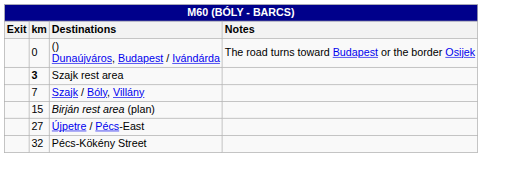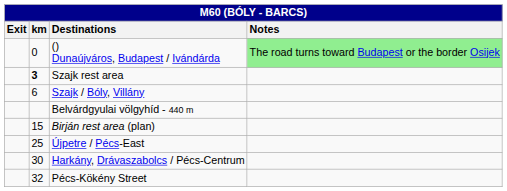(350, 53) no background -> (375, 53) lightgreen background
(34, 93) 7 -> (34, 93) 6
+ row: (123, 110)
(37, 127) 27 -> (37, 144) 25
+ row: (148, 161)
